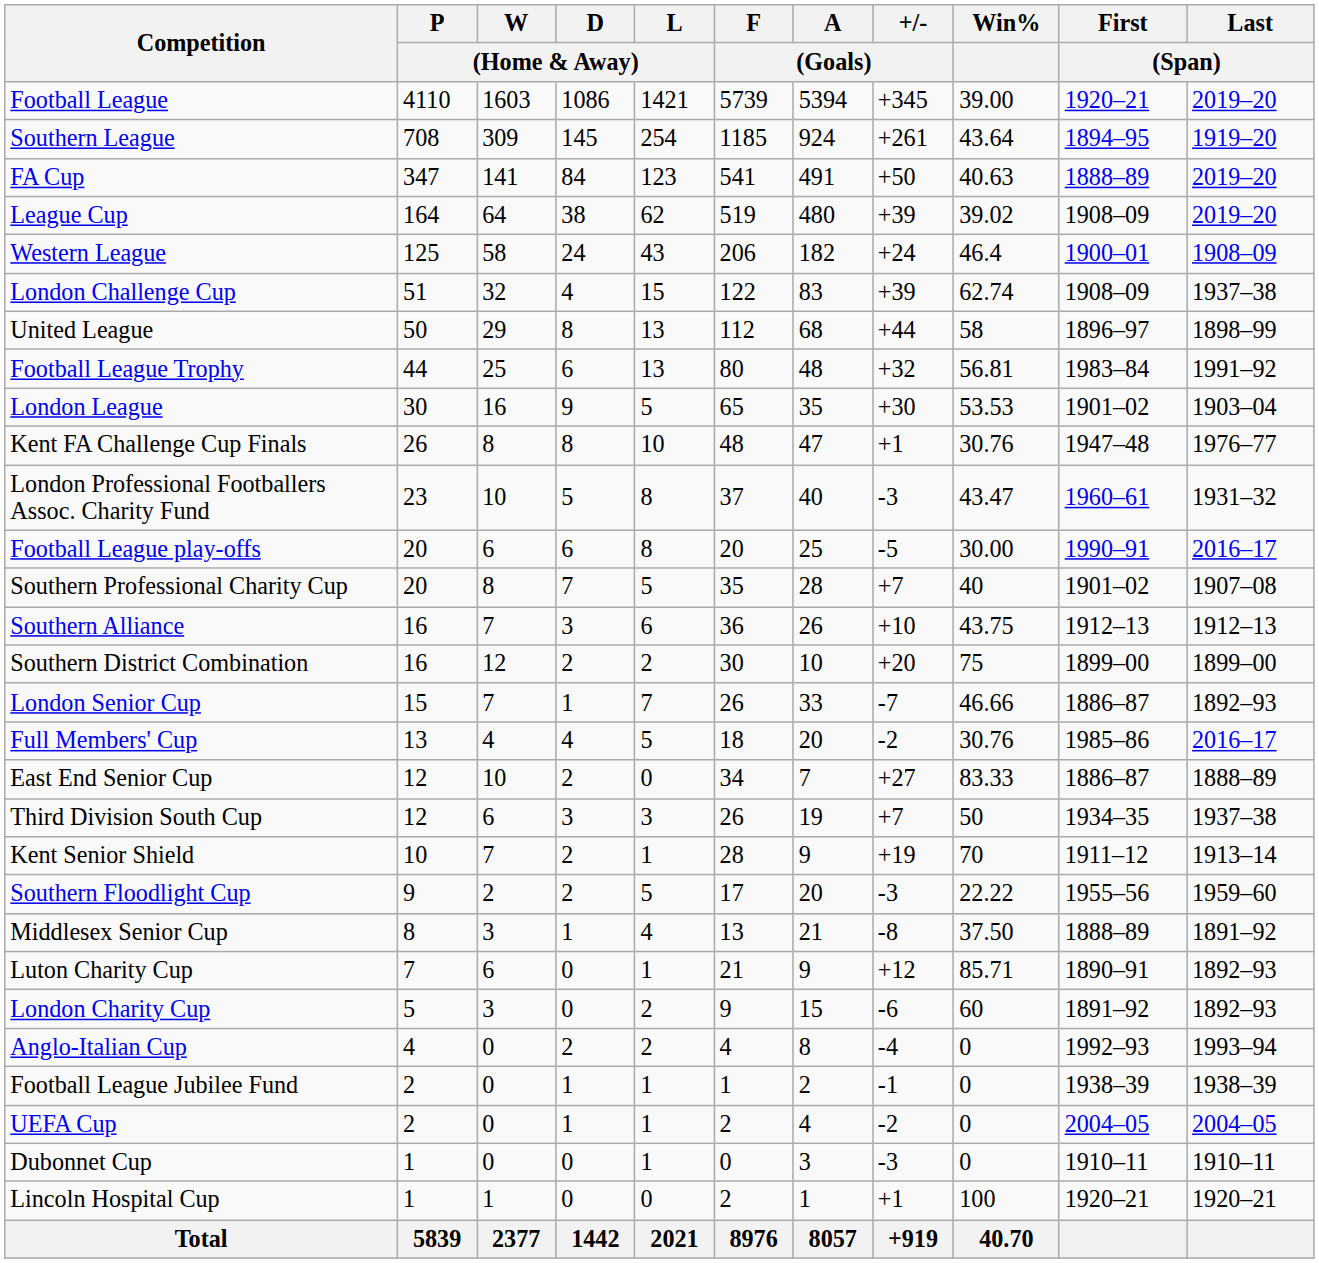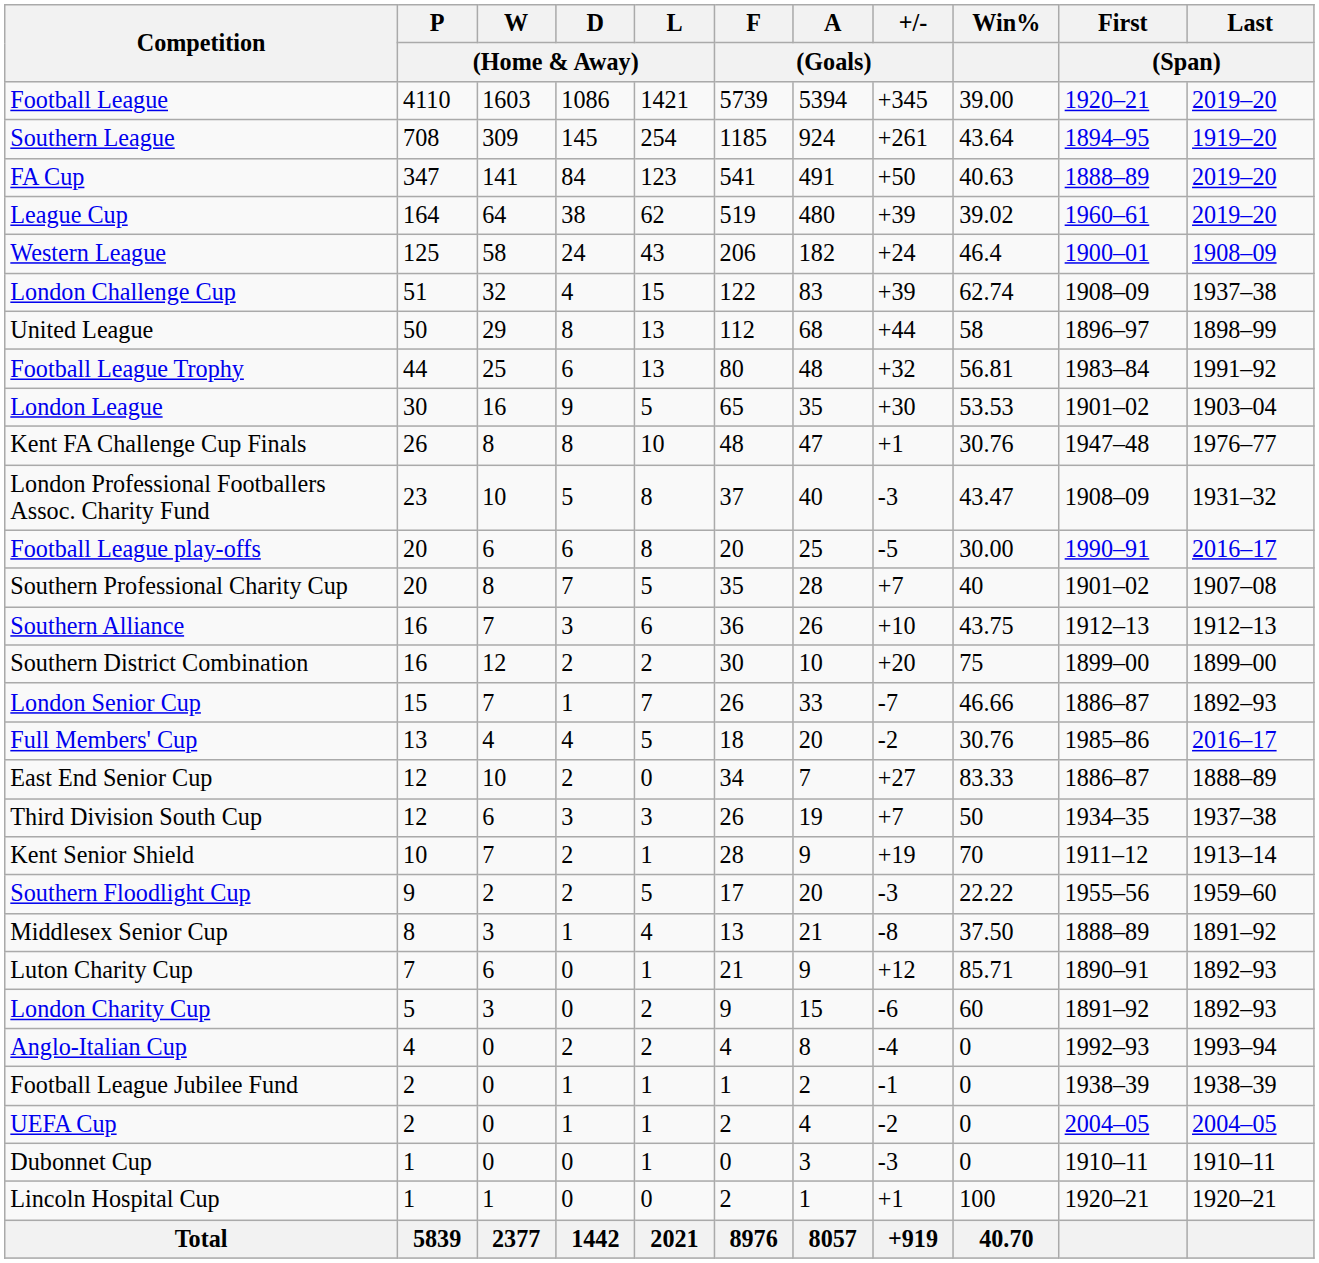(1107, 215) 1908–09 -> (1107, 215) 1960–61
(1107, 497) 1960–61 -> (1107, 497) 1908–09
